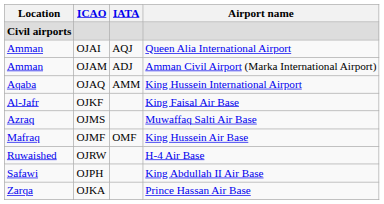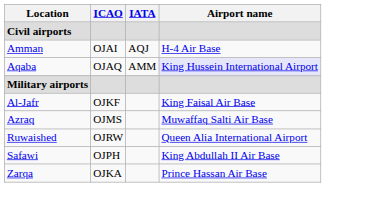(218, 48) Queen Alia International Airport -> (191, 48) H-4 Air Base
- row: (25, 66)
(224, 84) no background -> (240, 66) lavender background
+ row: (48, 84)
- row: (23, 137)
(175, 155) H-4 Air Base -> (234, 137) Queen Alia International Airport
